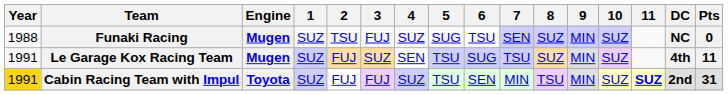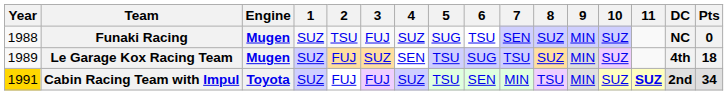(23, 58) 1991 -> (23, 58) 1989
(709, 58) 11 -> (709, 58) 18
(709, 80) 31 -> (709, 80) 34
